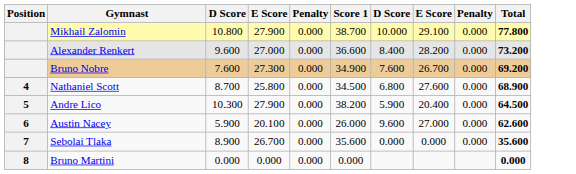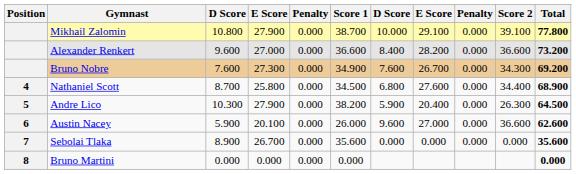+ column: (515, 13)
